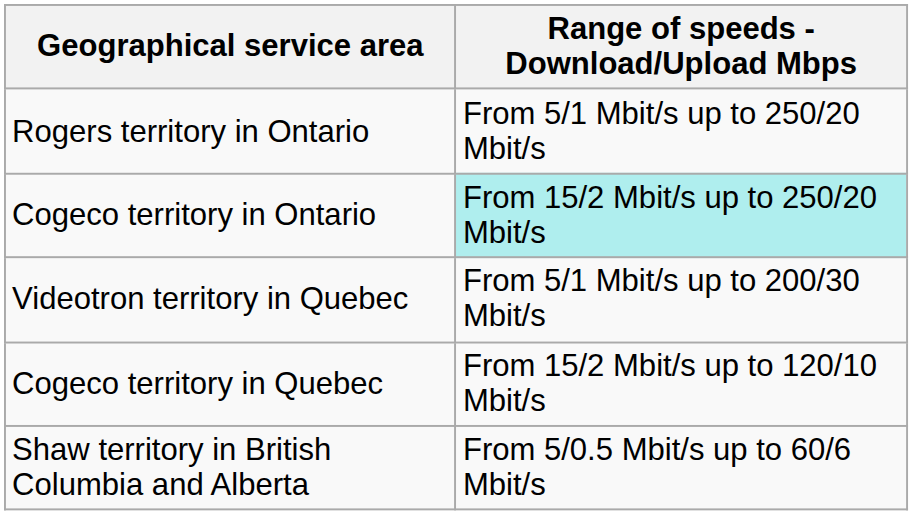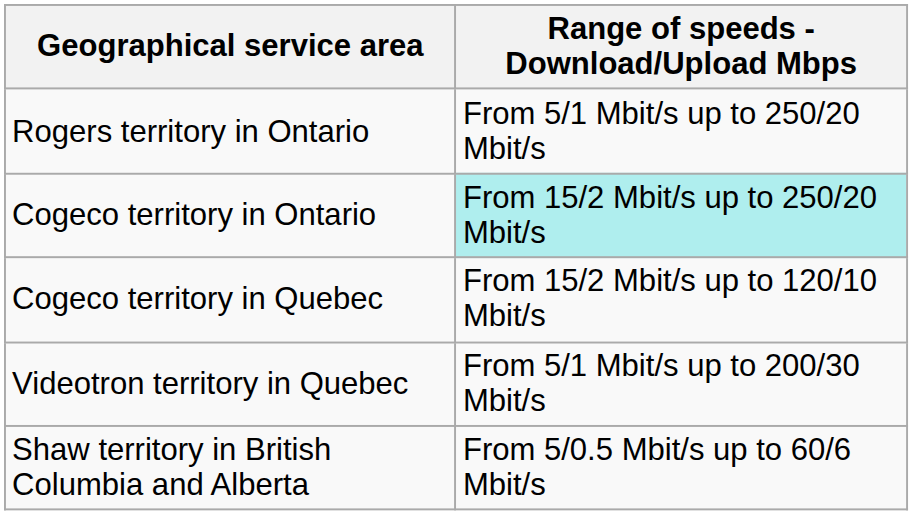rows swapped: (210, 299) <-> (198, 383)
